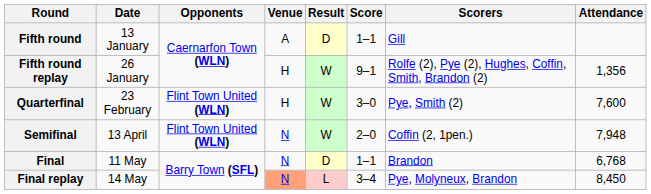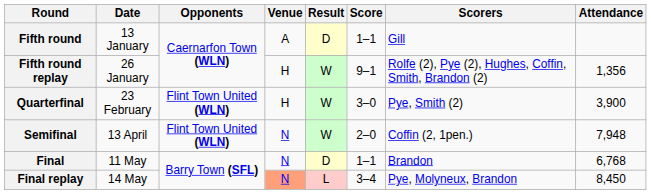(611, 103) 7,600 -> (611, 103) 3,900
